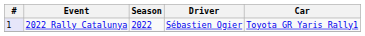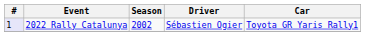(142, 25) 2022 -> (142, 25) 2002
